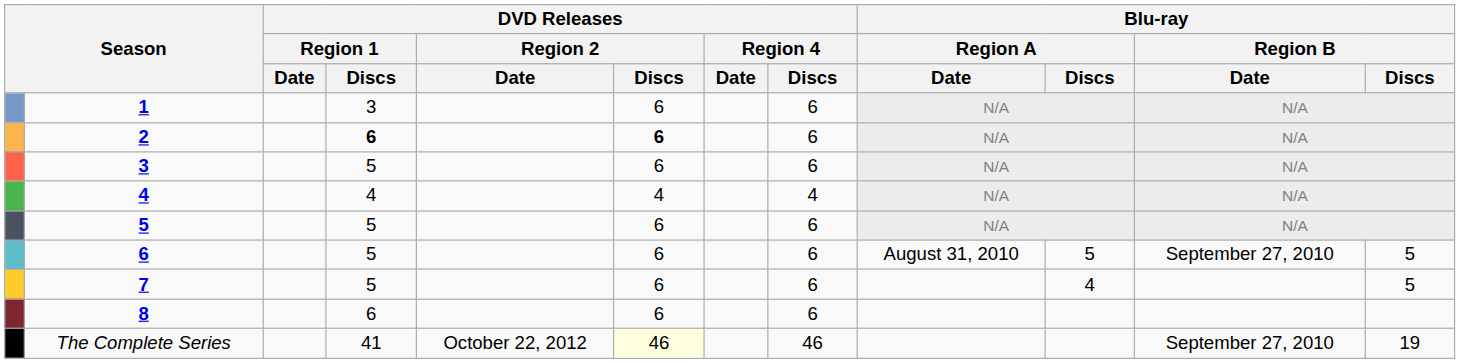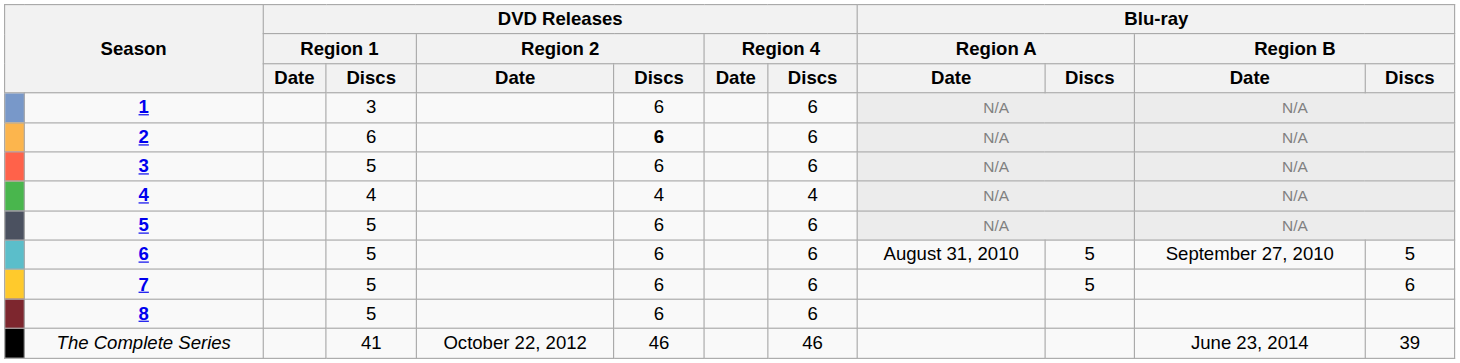(371, 136) bold -> (371, 136) normal
(1090, 284) 4 -> (1090, 284) 5
(1410, 284) 5 -> (1410, 284) 6
(371, 313) 6 -> (371, 313) 5
(659, 343) lightyellow background -> (659, 343) no background
(1250, 343) September 27, 2010 -> (1250, 343) June 23, 2014
(1410, 343) 19 -> (1410, 343) 39
